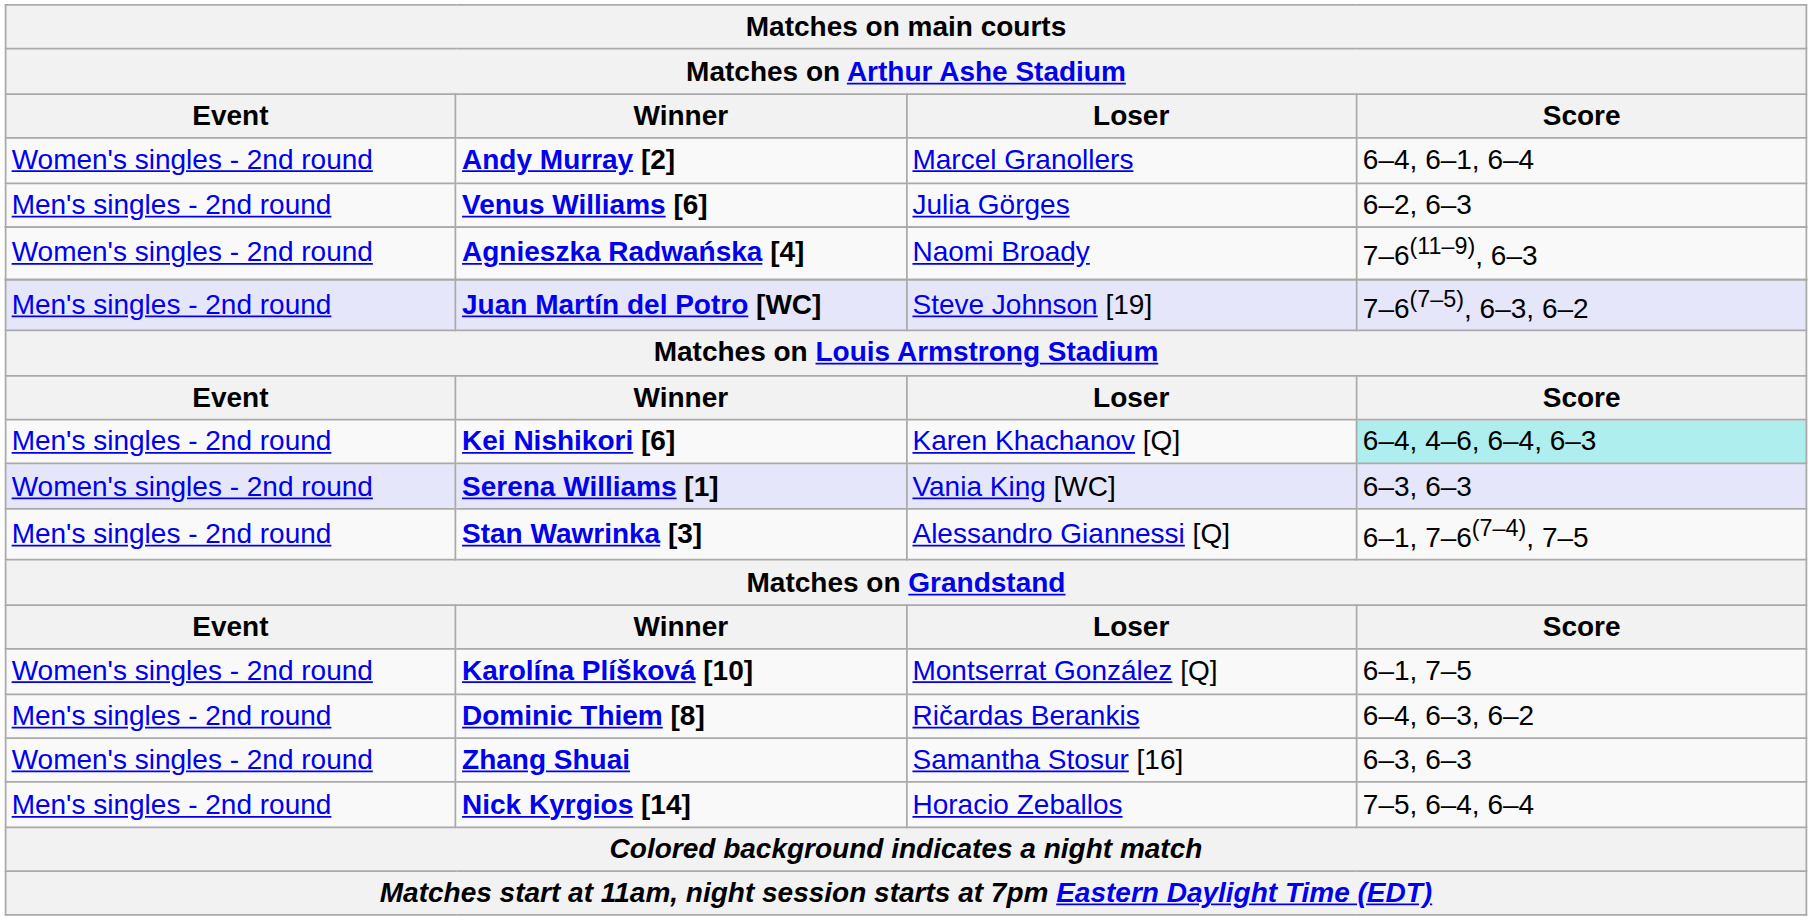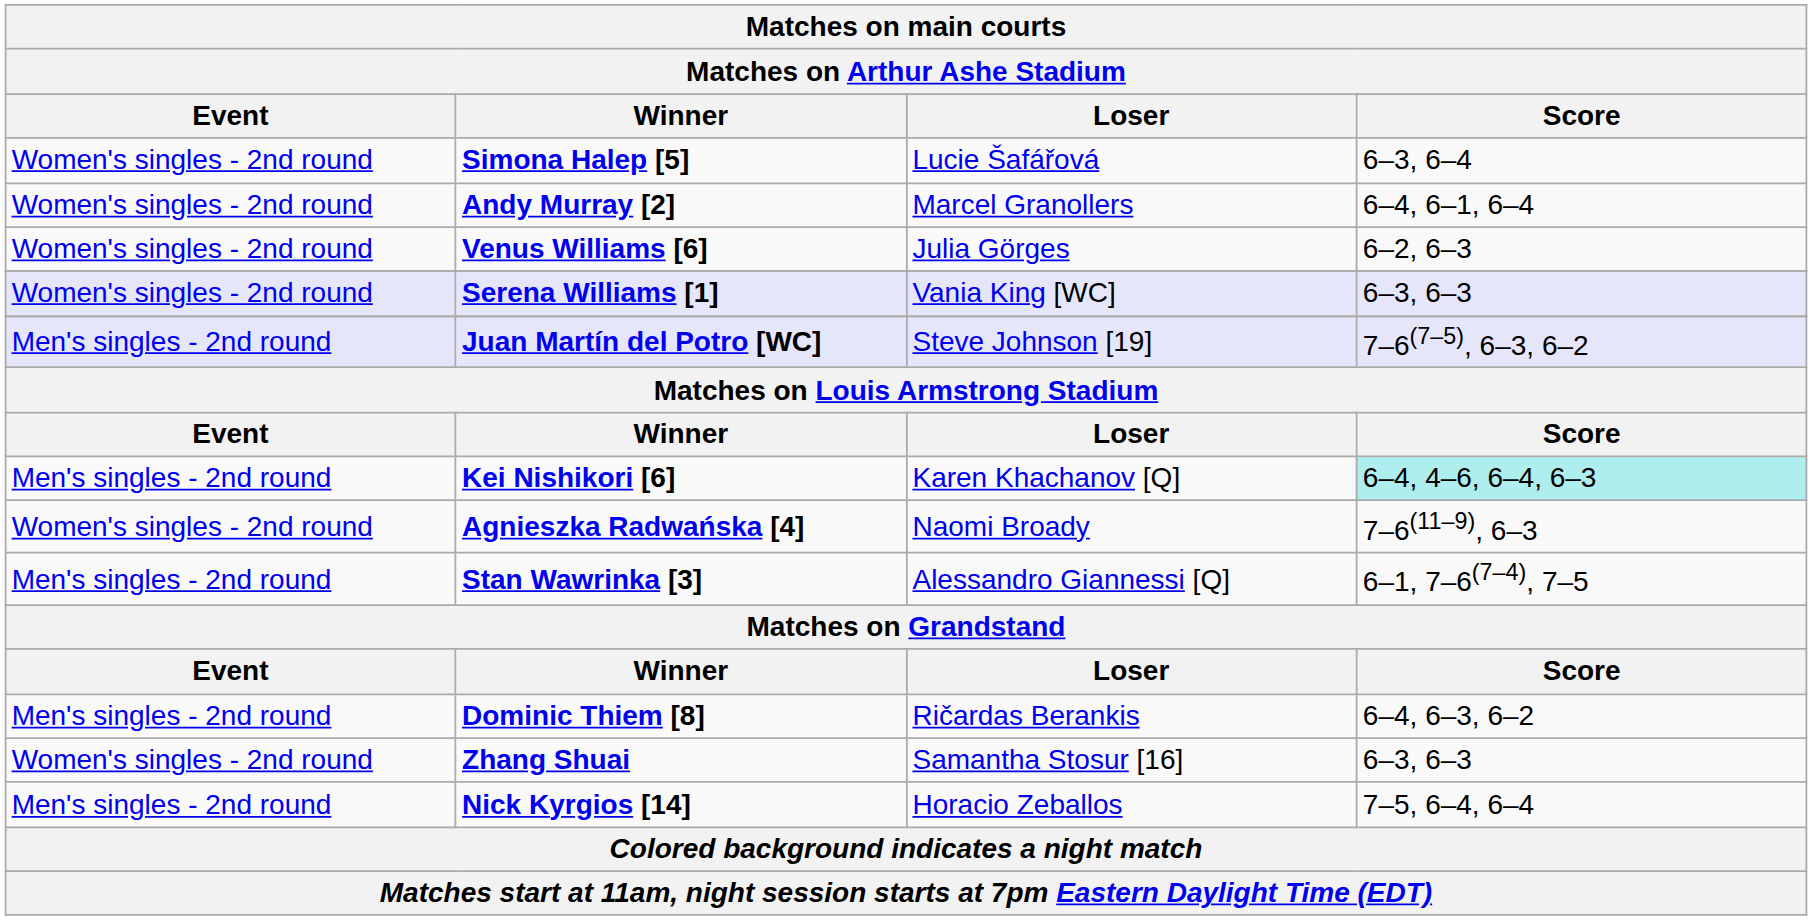+ row: (576, 159)
(172, 204) Men's singles - 2nd round -> (192, 248) Women's singles - 2nd round
rows swapped: (590, 485) <-> (633, 252)
- row: (608, 671)
